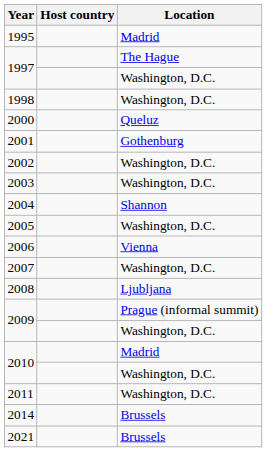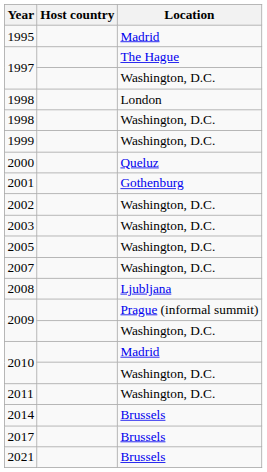+ row: (21, 99)
+ row: (21, 141)
- row: (21, 204)
- row: (21, 246)
+ row: (21, 436)
